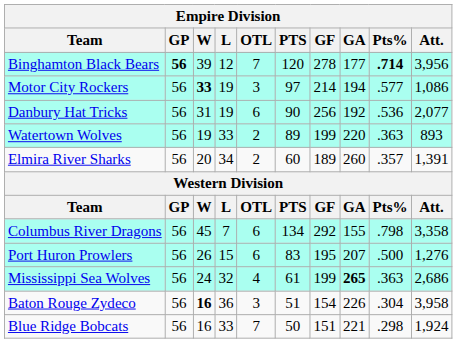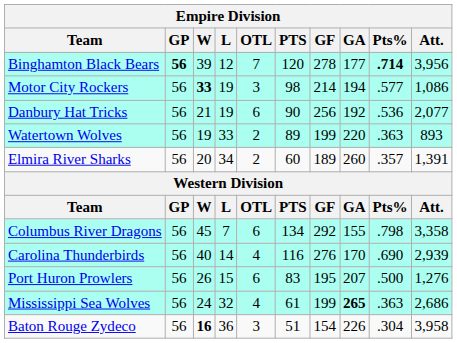(293, 87) 97 -> (293, 87) 98
(204, 111) 31 -> (204, 111) 21
+ row: (76, 254)
- row: (68, 326)
